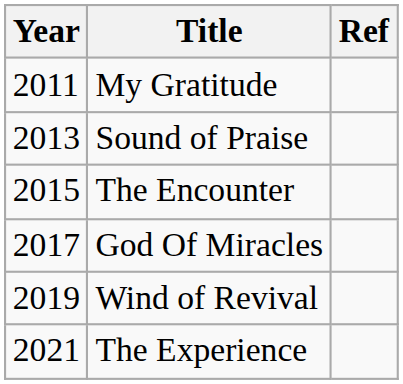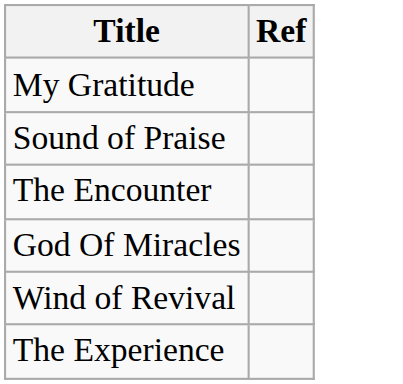- column: (46, 31)
